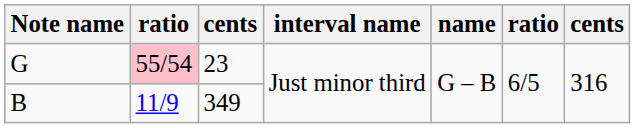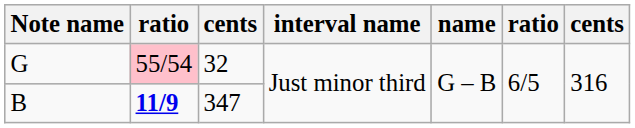(216, 63) 23 -> (216, 63) 32
(157, 102) normal -> (157, 102) bold
(222, 102) 349 -> (222, 102) 347
